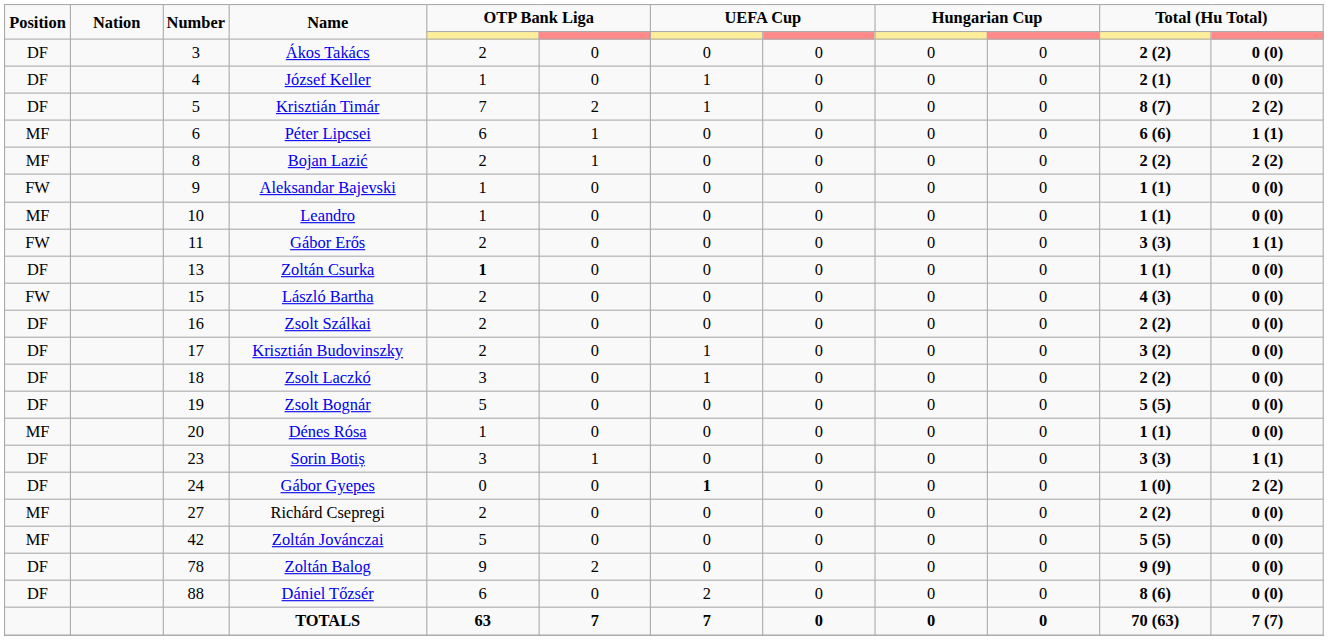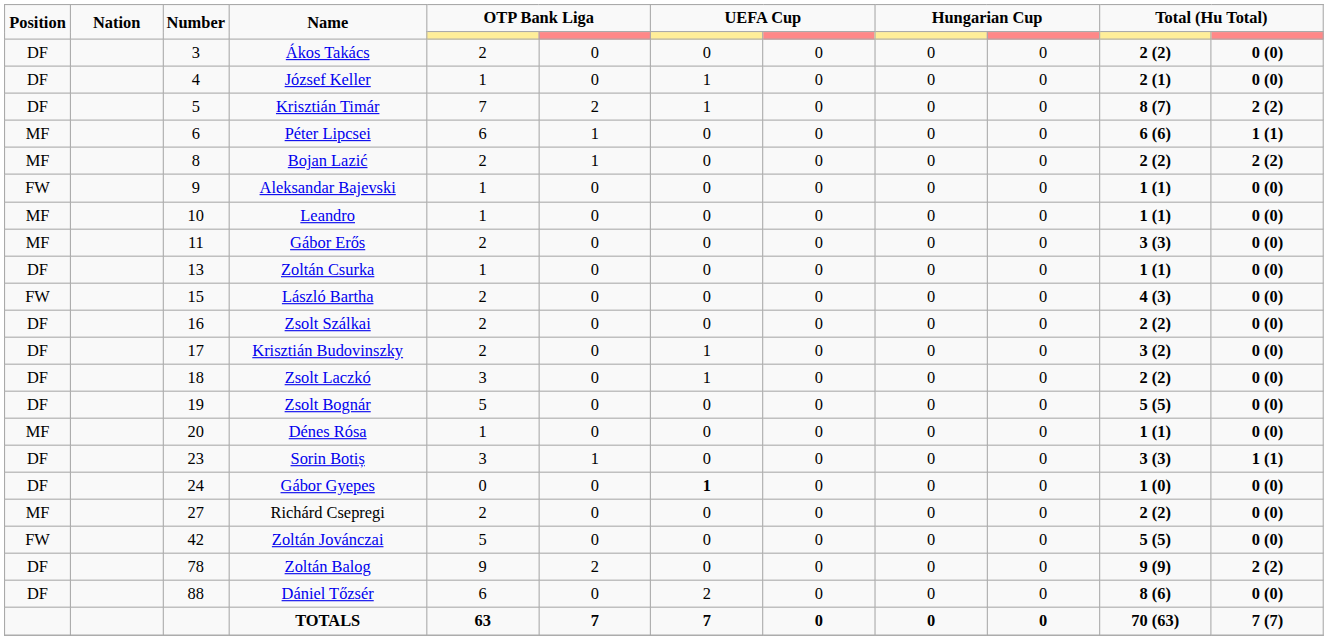(38, 242) FW -> (38, 242) MF
(1267, 242) 1 (1) -> (1267, 242) 0 (0)
(483, 269) bold -> (483, 269) normal
(1267, 485) 2 (2) -> (1267, 485) 0 (0)
(38, 540) MF -> (38, 540) FW
(1267, 567) 0 (0) -> (1267, 567) 2 (2)
